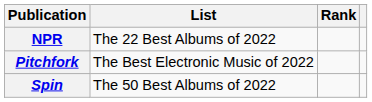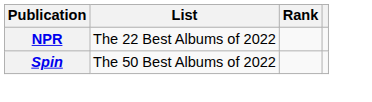- row: (47, 62)
